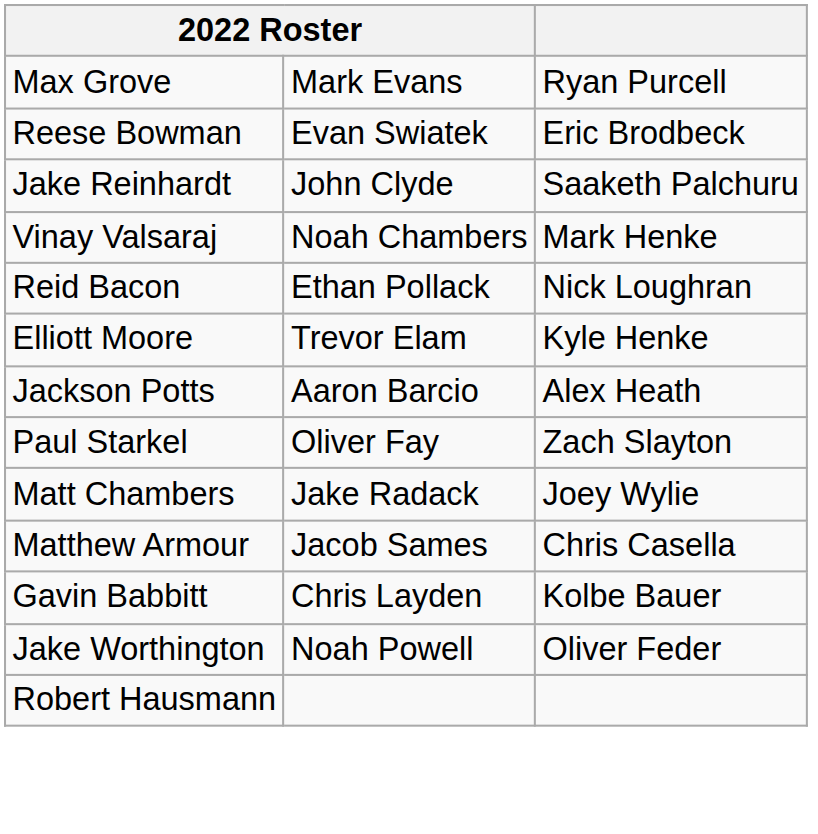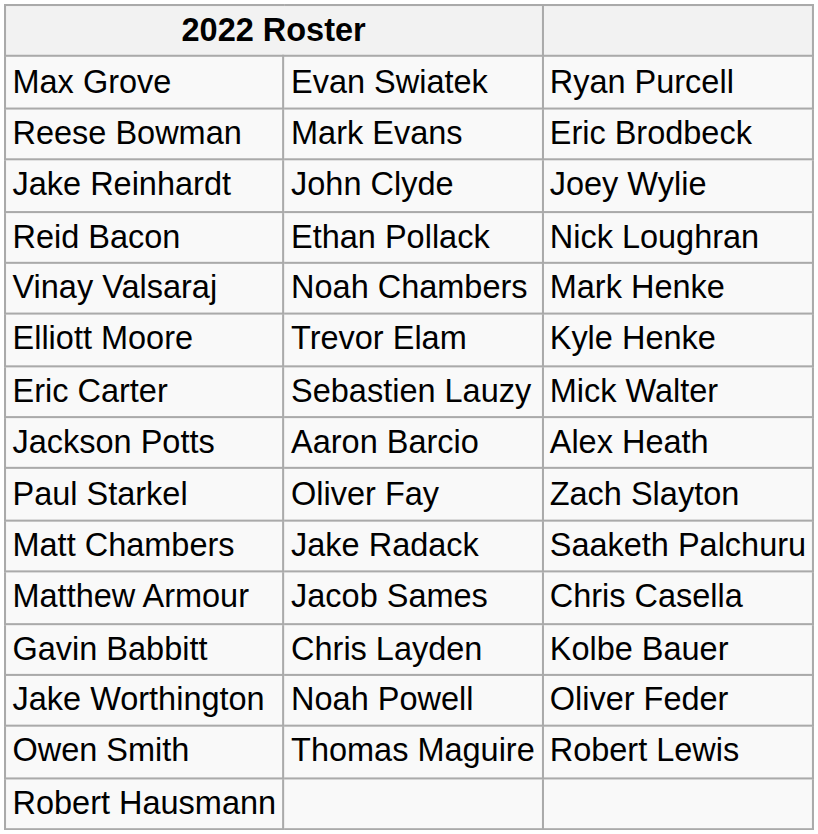(377, 81) Mark Evans -> (389, 81) Evan Swiatek
(389, 133) Evan Swiatek -> (377, 133) Mark Evans
(671, 184) Saaketh Palchuru -> (628, 184) Joey Wylie
rows swapped: (115, 236) <-> (96, 287)
+ row: (90, 390)
(621, 493) Joey Wylie -> (678, 545) Saaketh Palchuru
+ row: (101, 751)
